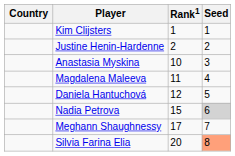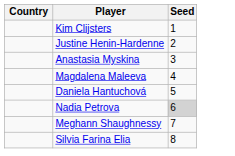- column: (185, 13)
(207, 143) lightsalmon background -> (173, 140) no background
